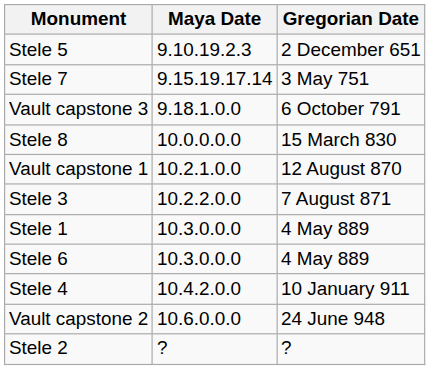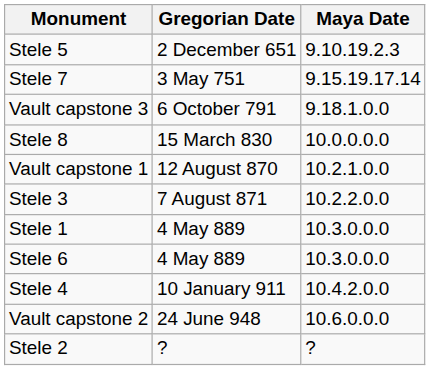columns swapped: (215, 19) <-> (351, 19)
